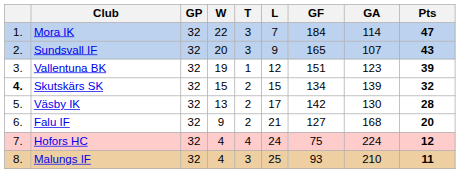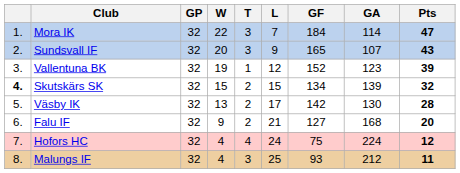(316, 68) 151 -> (316, 68) 152
(372, 159) 210 -> (372, 159) 212
